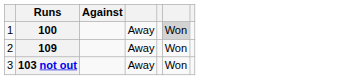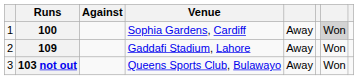+ column: (204, 13)
